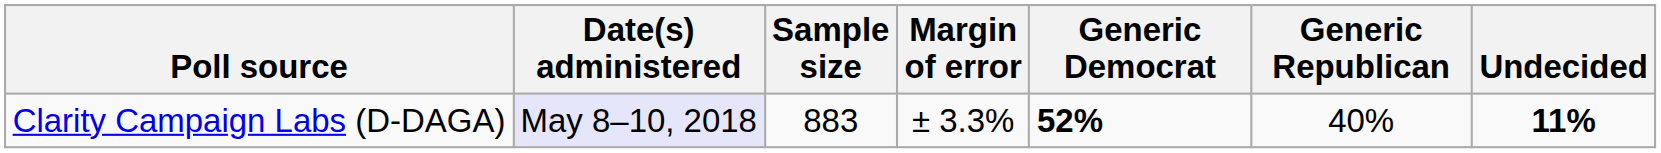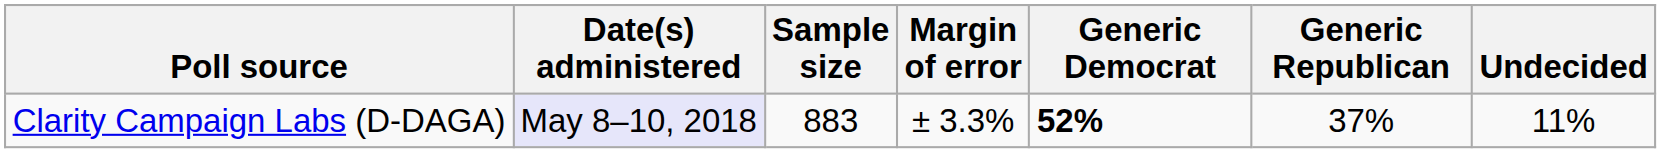(1361, 119) 40% -> (1361, 119) 37%
(1564, 119) bold -> (1564, 119) normal
